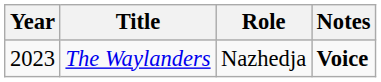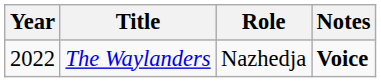(32, 58) 2023 -> (32, 58) 2022
